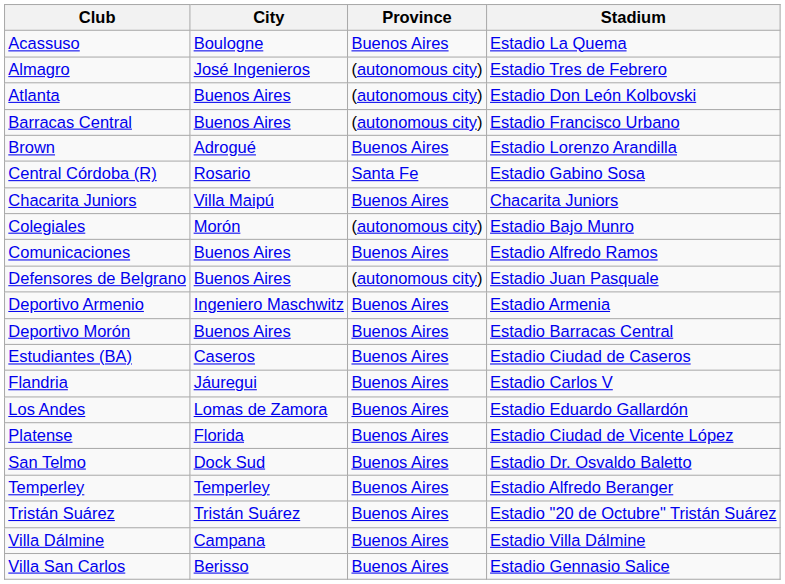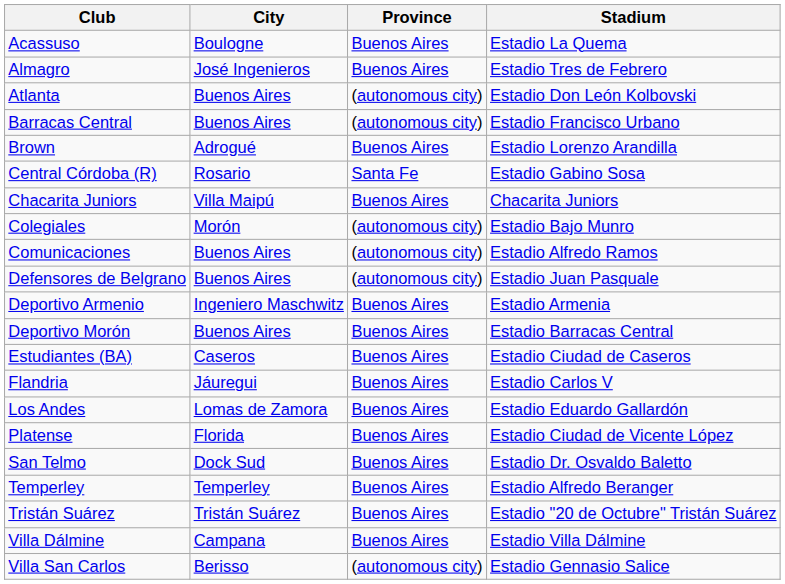(417, 69) (autonomous city) -> (400, 69) Buenos Aires
(400, 252) Buenos Aires -> (417, 252) (autonomous city)
(400, 566) Buenos Aires -> (417, 566) (autonomous city)
